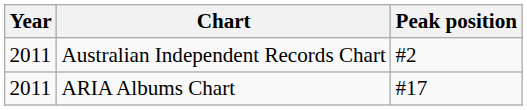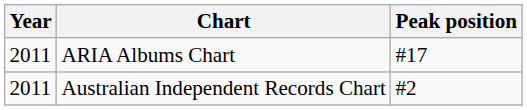rows swapped: (148, 88) <-> (224, 54)
